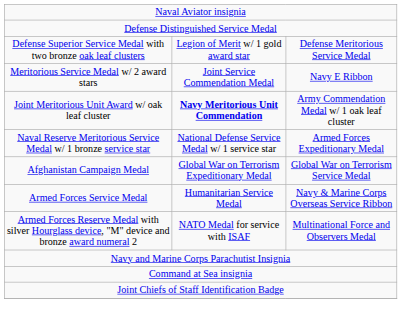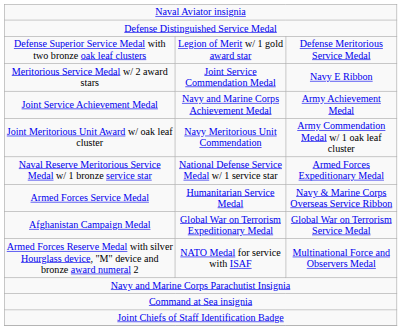+ row: (90, 104)
(229, 110) bold -> (230, 137) normal
rows swapped: (88, 170) <-> (88, 198)
